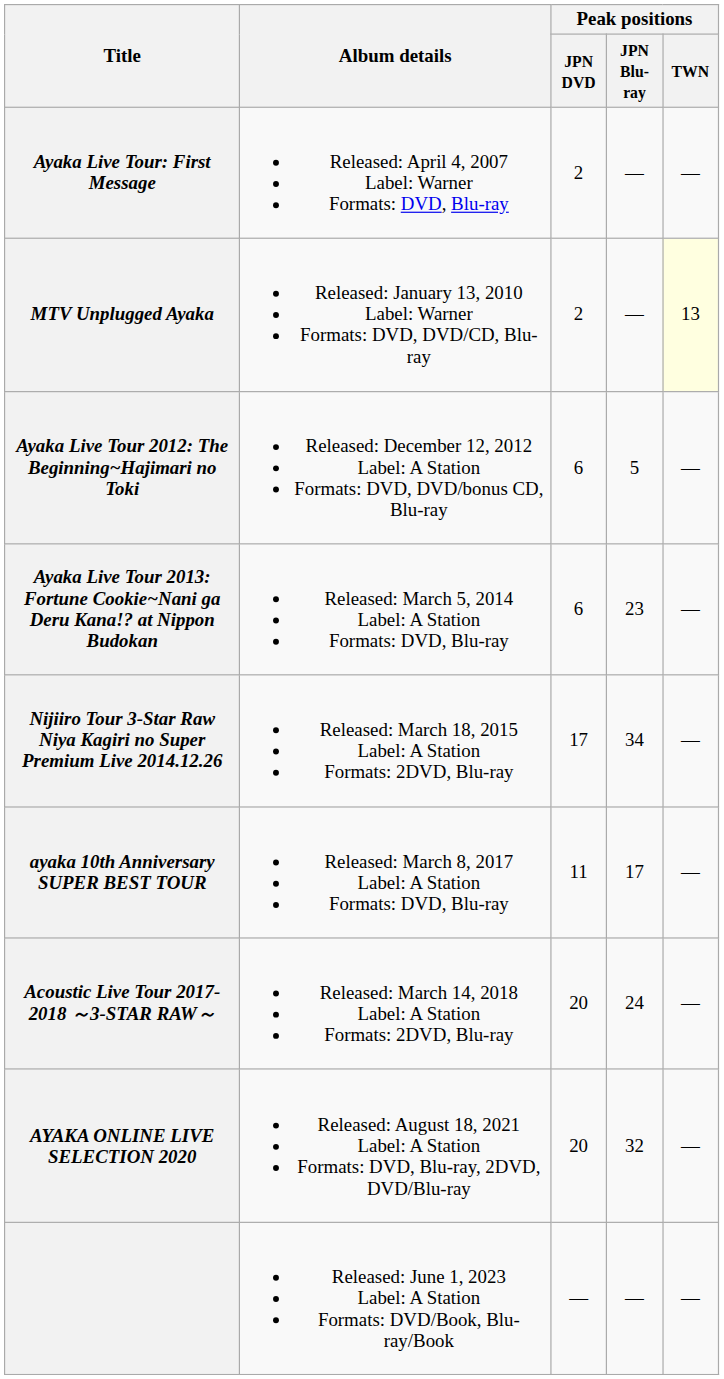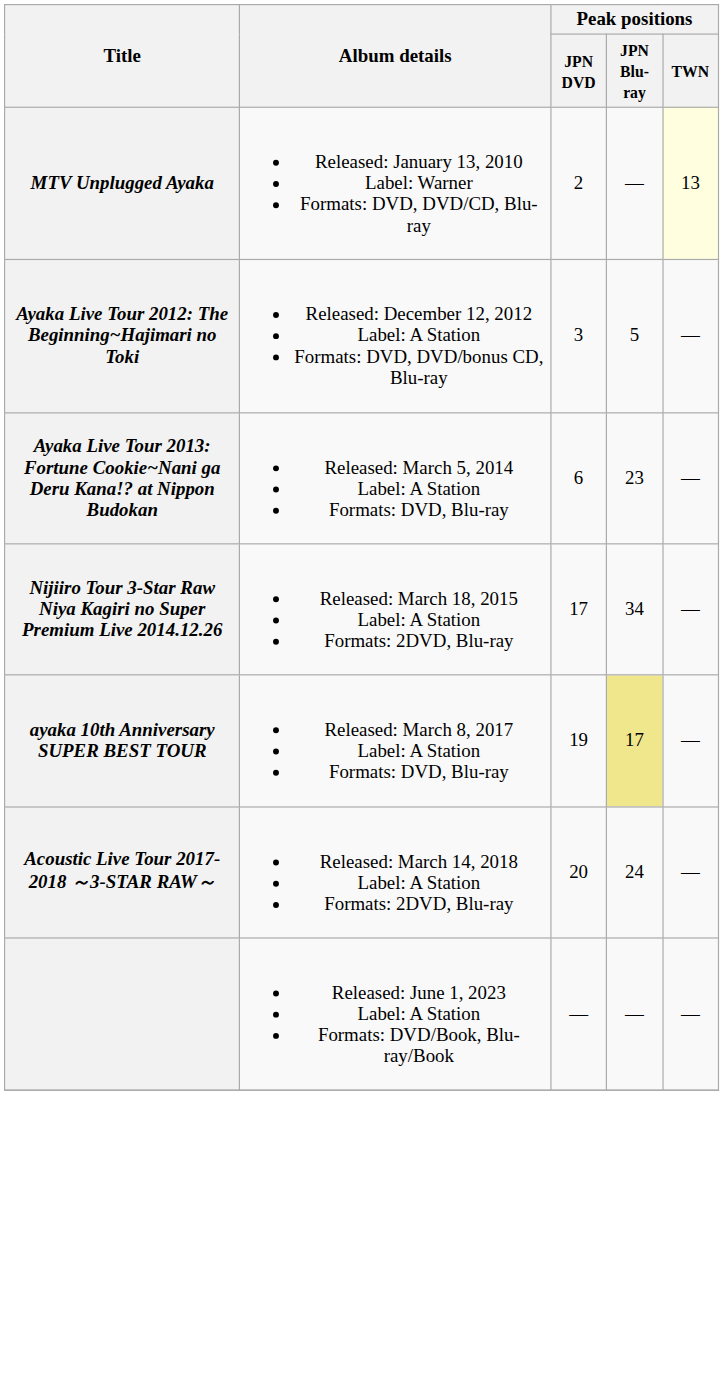- row: (122, 172)
(579, 467) 6 -> (579, 335) 3
(579, 872) 11 -> (579, 740) 19
(634, 872) no background -> (634, 740) khaki background
- row: (122, 1145)
